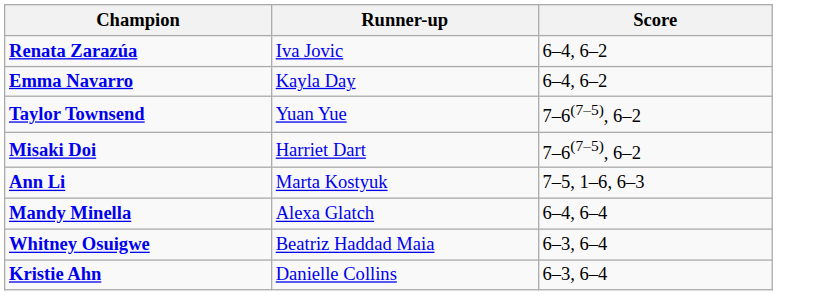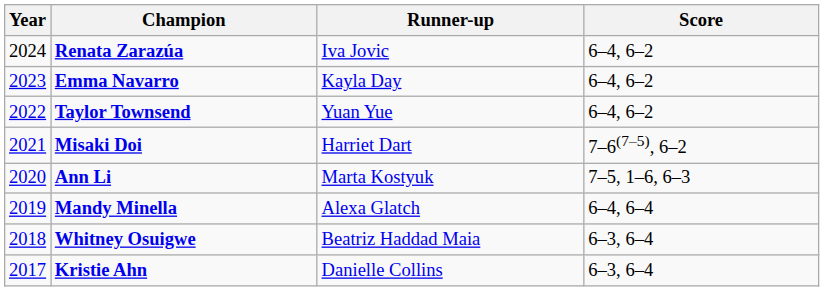+ column: (28, 20)
(592, 114) 7–6(7–5), 6–2 -> (621, 112) 6–4, 6–2
